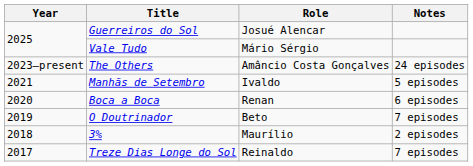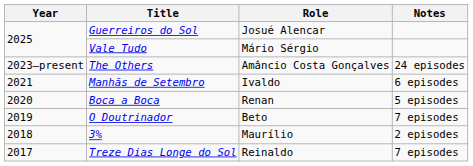(427, 83) 5 episodes -> (427, 83) 6 episodes
(427, 100) 6 episodes -> (427, 100) 5 episodes
